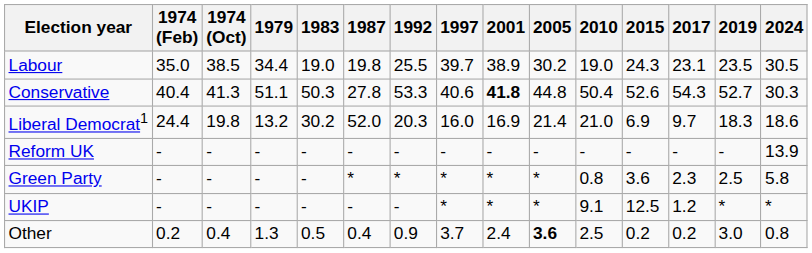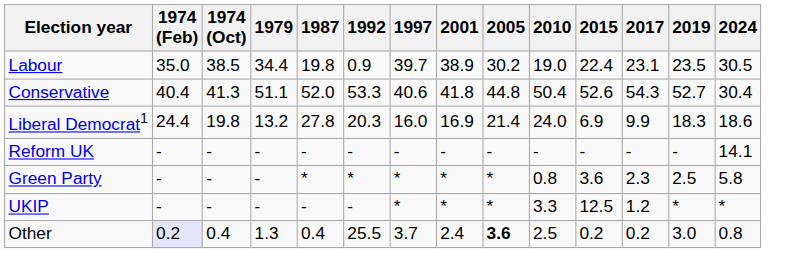- column: (320, 27)
(411, 65) 25.5 -> (359, 65) 0.9
(643, 65) 24.3 -> (596, 65) 22.4
(364, 92) 27.8 -> (318, 92) 52.0
(503, 92) bold -> (457, 92) normal
(782, 92) 30.3 -> (735, 92) 30.4
(364, 122) 52.0 -> (318, 122) 27.8
(596, 122) 21.0 -> (550, 122) 24.0
(684, 122) 9.7 -> (638, 122) 9.9
(782, 151) 13.9 -> (735, 151) 14.1
(591, 206) 9.1 -> (545, 206) 3.3
(168, 234) no background -> (168, 234) lavender background
(406, 234) 0.9 -> (364, 234) 25.5
